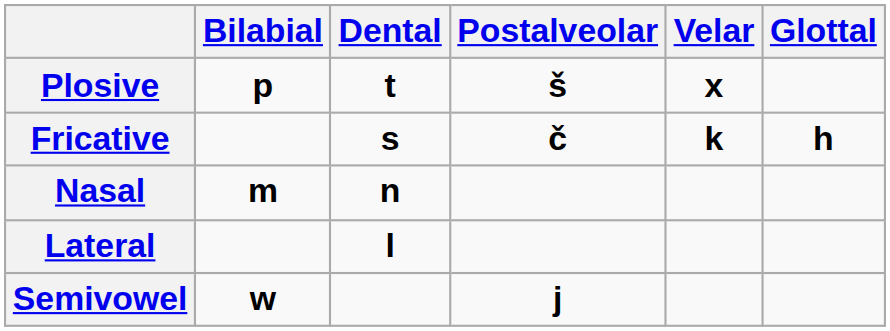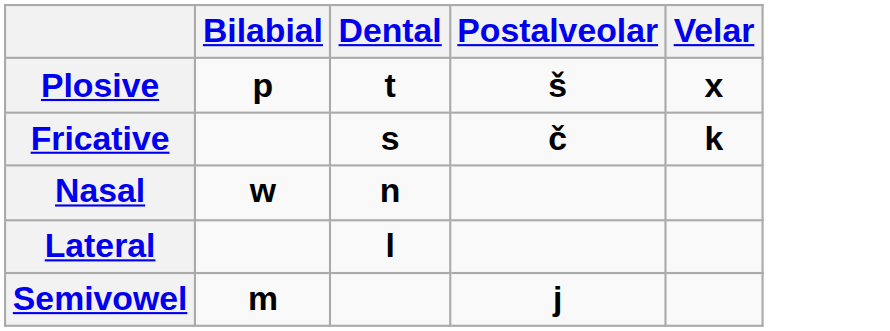- column: (823, 31)
(263, 191) m -> (263, 191) w
(263, 298) w -> (263, 298) m
